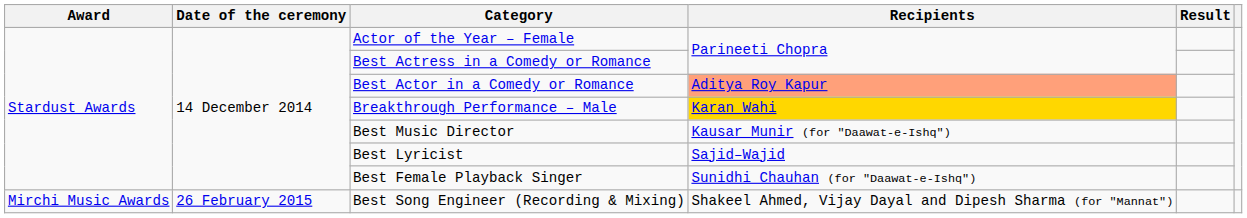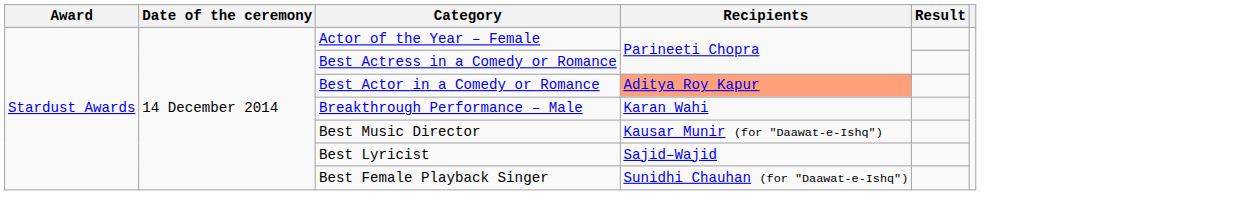(734, 108) gold background -> (666, 108) no background
- row: (519, 201)
